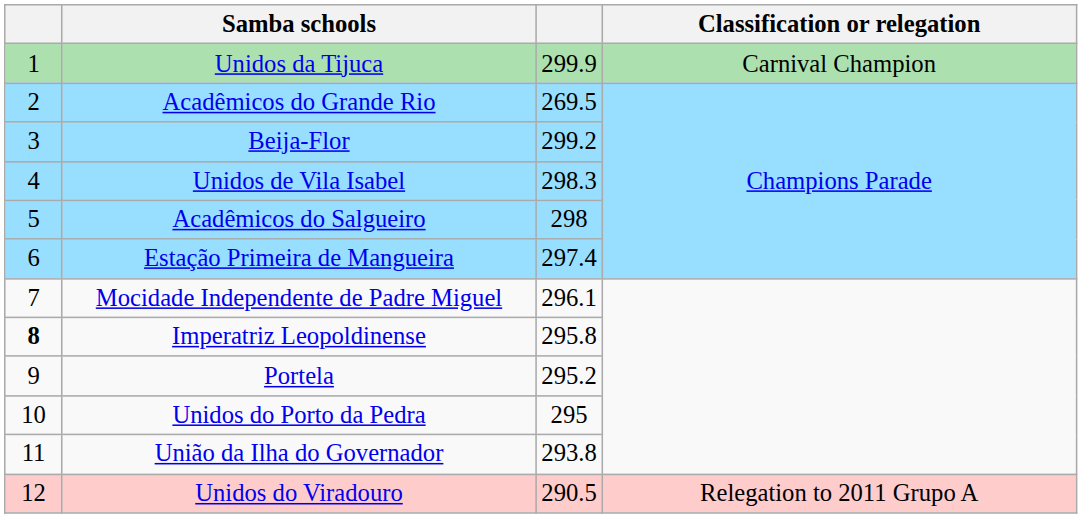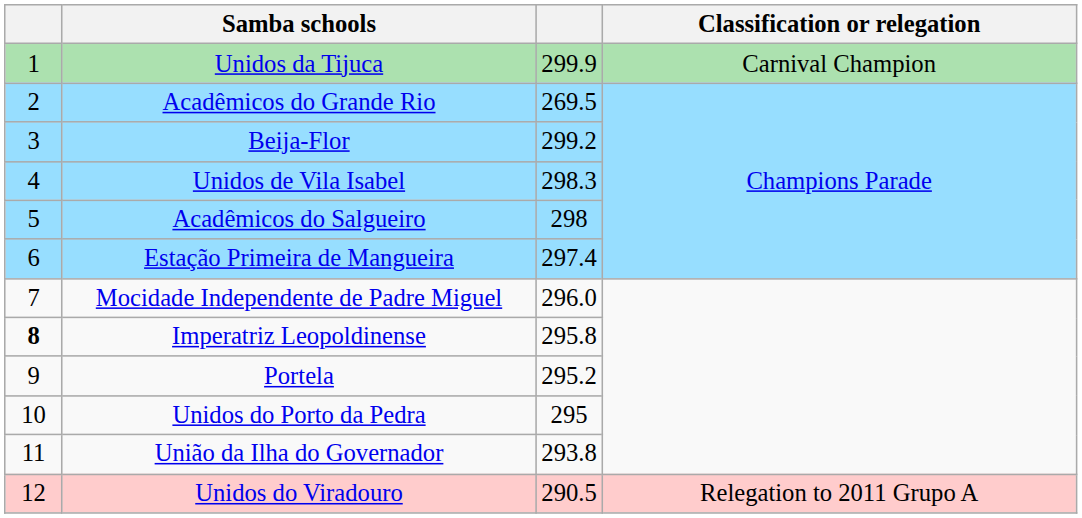(569, 297) 296.1 -> (569, 297) 296.0
